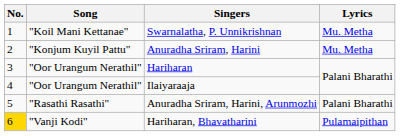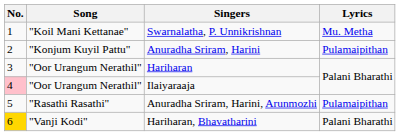(347, 49) Mu. Metha -> (355, 49) Pulamaipithan
(10, 85) no background -> (10, 85) pink background
(357, 103) Palani Bharathi -> (355, 103) Pulamaipithan
(355, 121) Pulamaipithan -> (357, 121) Palani Bharathi
